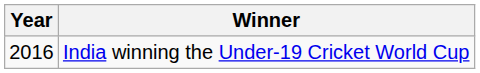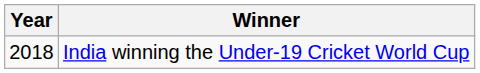(31, 52) 2016 -> (31, 52) 2018
